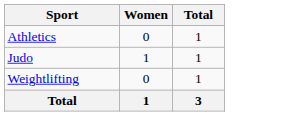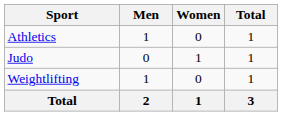+ column: (146, 15)
